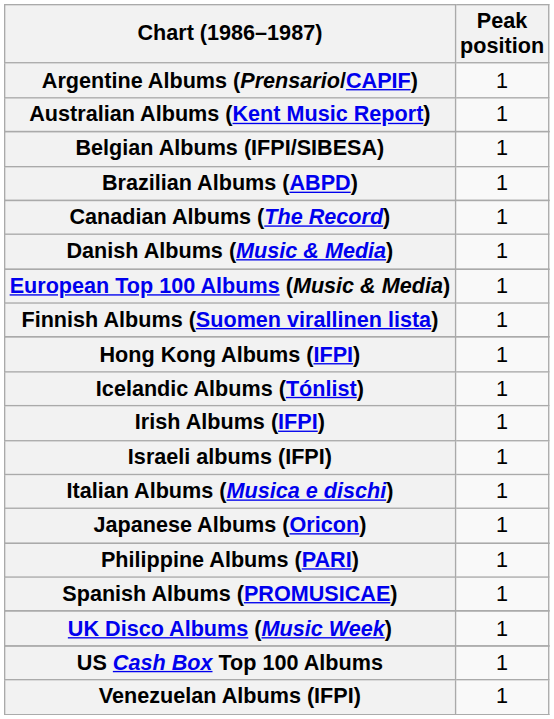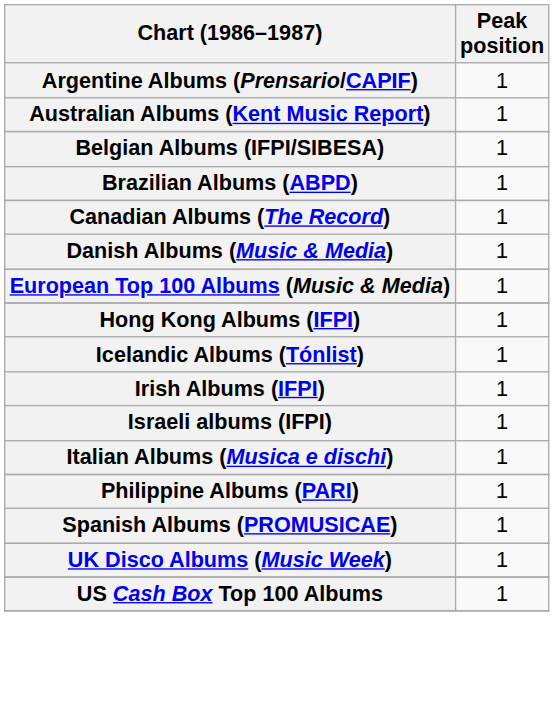- row: (230, 319)
- row: (230, 525)
- row: (230, 696)
